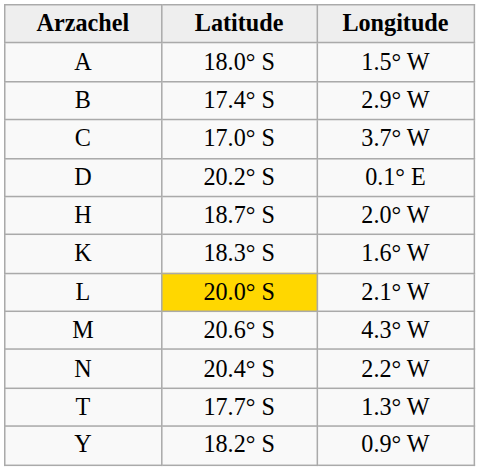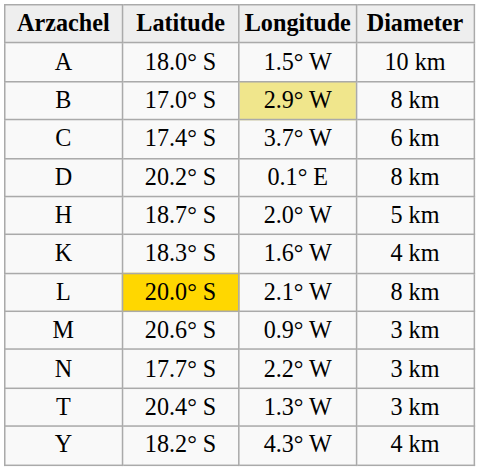+ column: (415, 23)
(239, 100) 17.4° S -> (181, 100) 17.0° S
(395, 100) no background -> (298, 100) khaki background
(239, 138) 17.0° S -> (181, 138) 17.4° S
(395, 330) 4.3° W -> (298, 330) 0.9° W
(239, 368) 20.4° S -> (181, 368) 17.7° S
(239, 406) 17.7° S -> (181, 406) 20.4° S
(395, 445) 0.9° W -> (298, 445) 4.3° W
